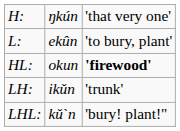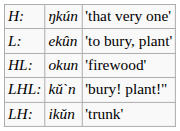(118, 65) bold -> (116, 65) normal
rows swapped: (20, 89) <-> (25, 114)
